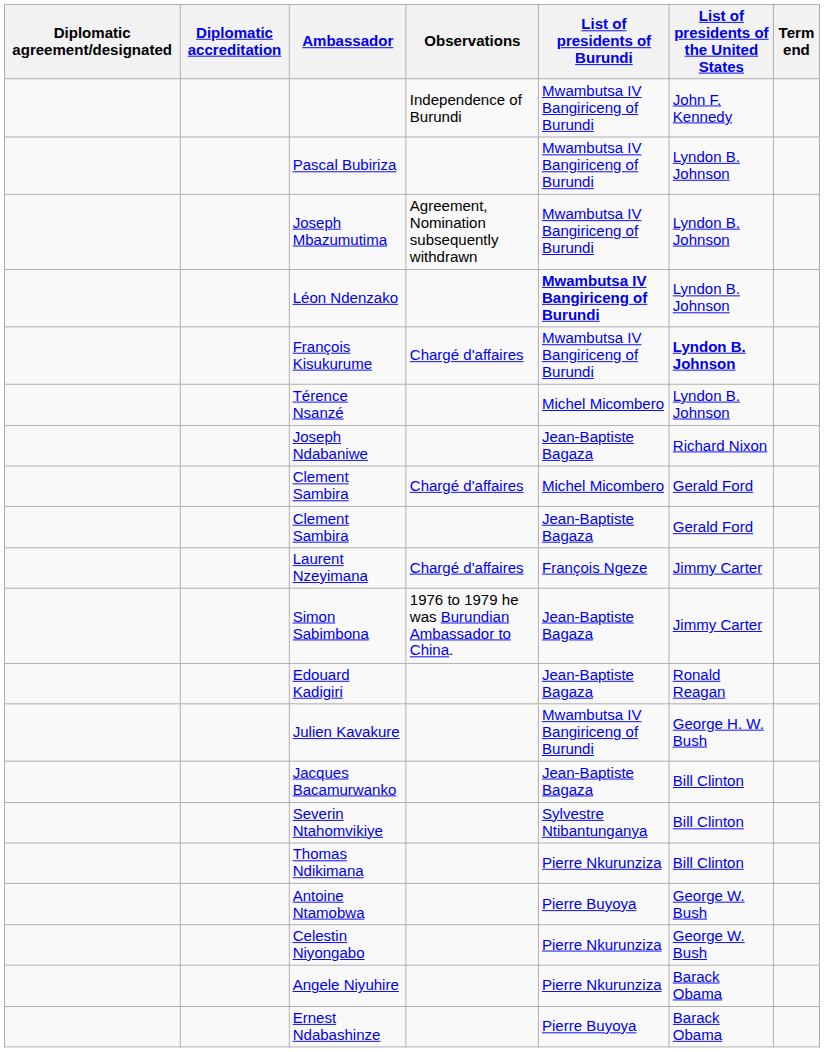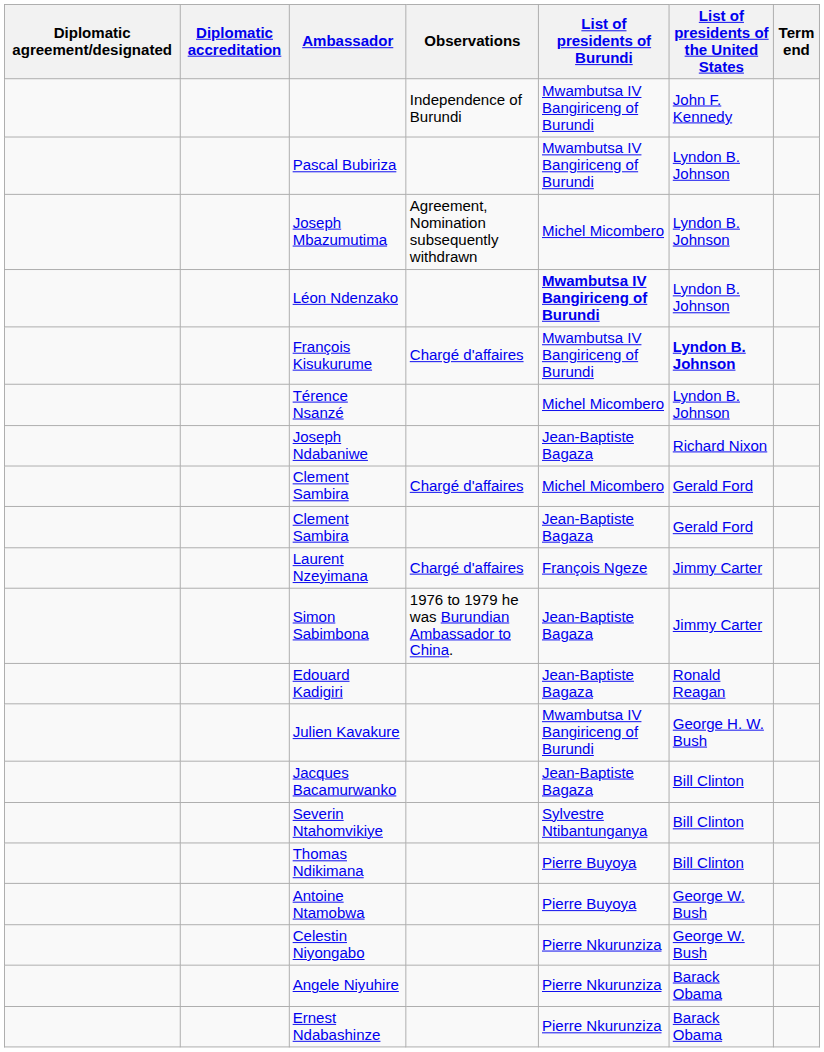(592, 231) Mwambutsa IV Bangiriceng of Burundi -> (603, 231) Michel Micombero
(602, 863) Pierre Nkurunziza -> (589, 863) Pierre Buyoya
(589, 1026) Pierre Buyoya -> (602, 1026) Pierre Nkurunziza
